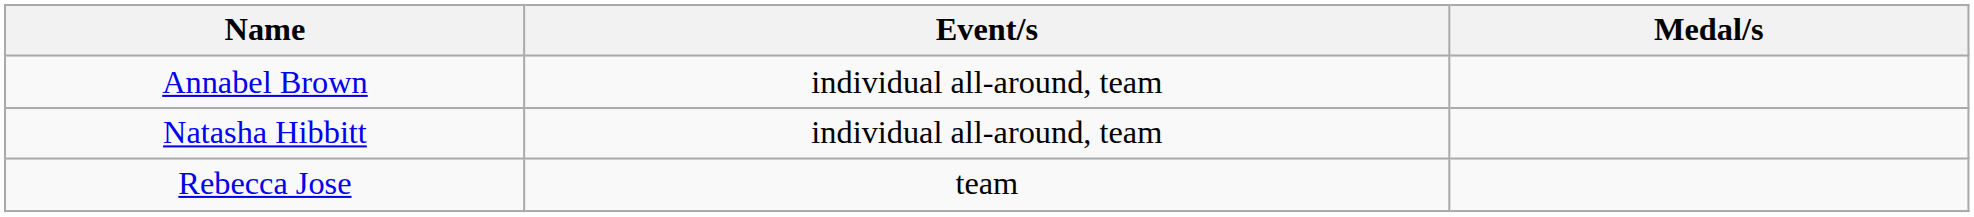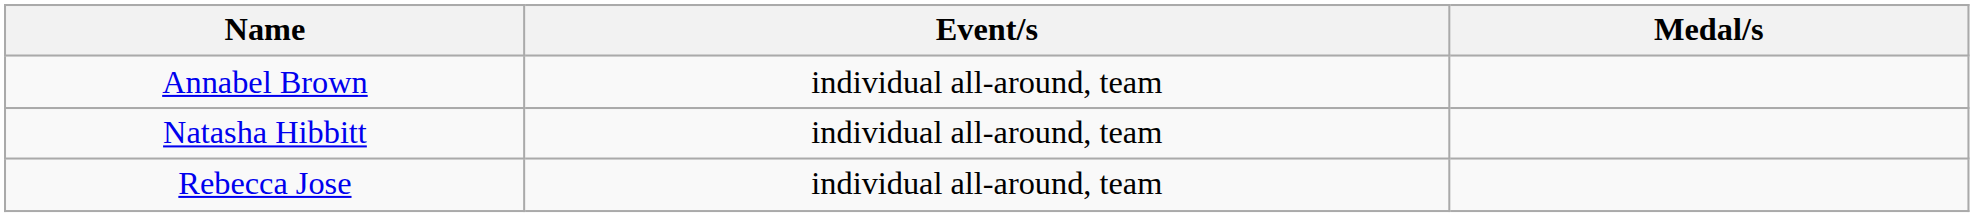(987, 183) team -> (987, 183) individual all-around, team
